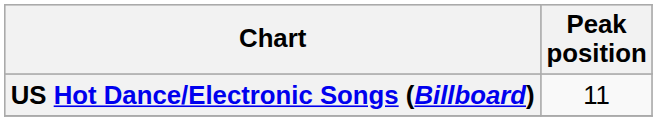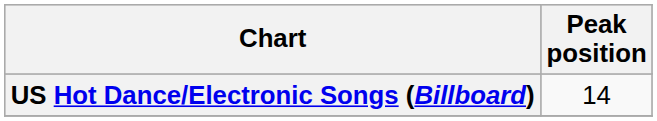(597, 94) 11 -> (597, 94) 14
